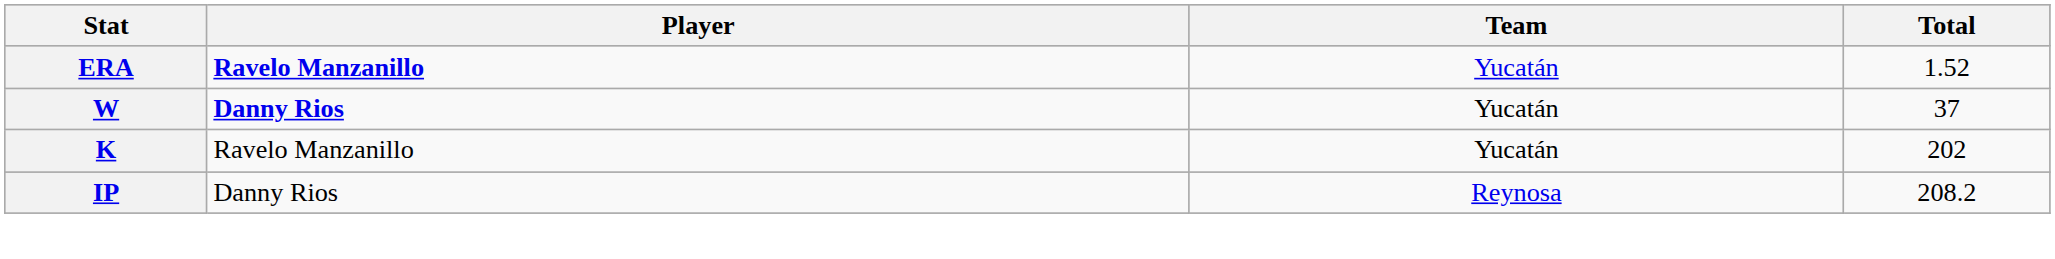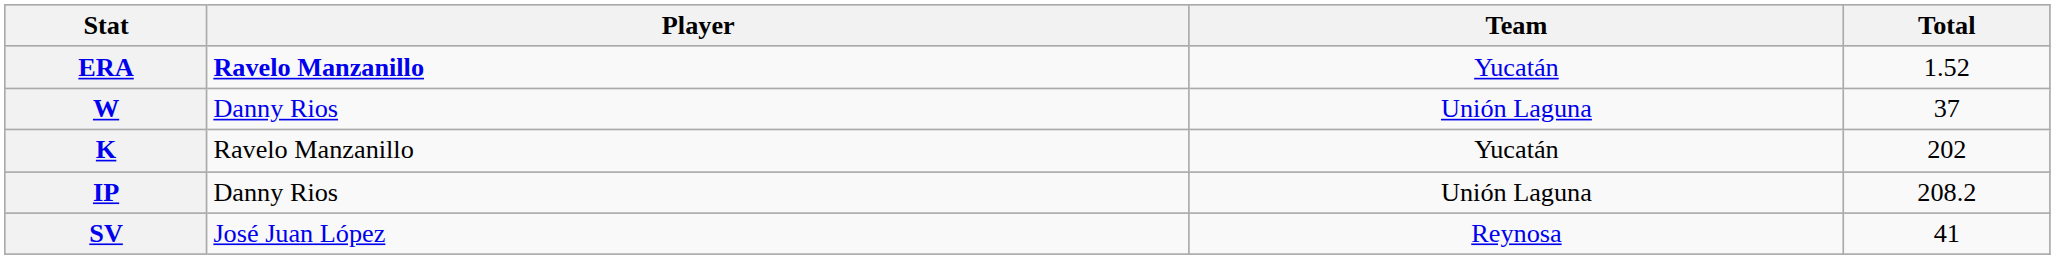(279, 108) bold -> (276, 108) normal
(1516, 108) Yucatán -> (1516, 108) Unión Laguna
(1516, 191) Reynosa -> (1516, 191) Unión Laguna
+ row: (106, 233)
